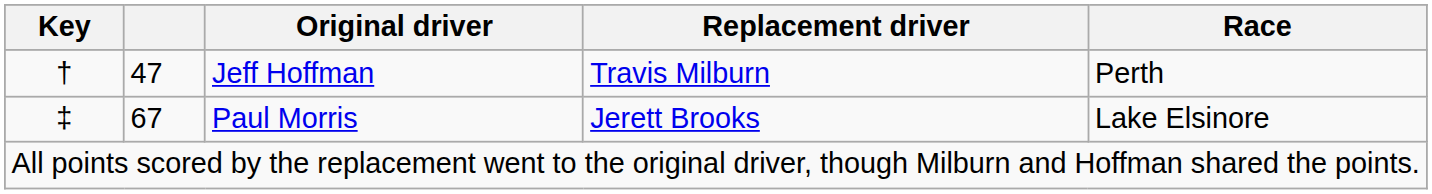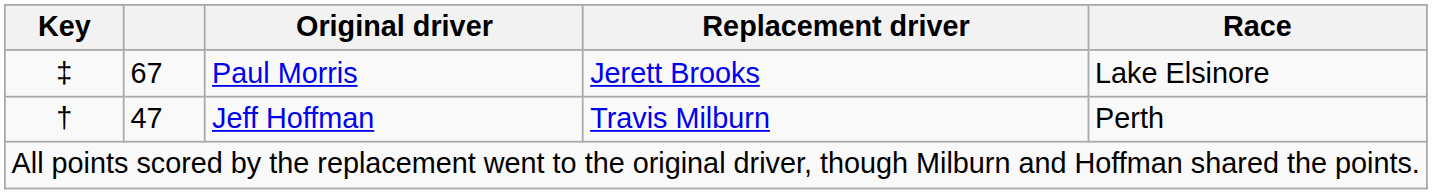rows swapped: (293, 73) <-> (285, 118)
